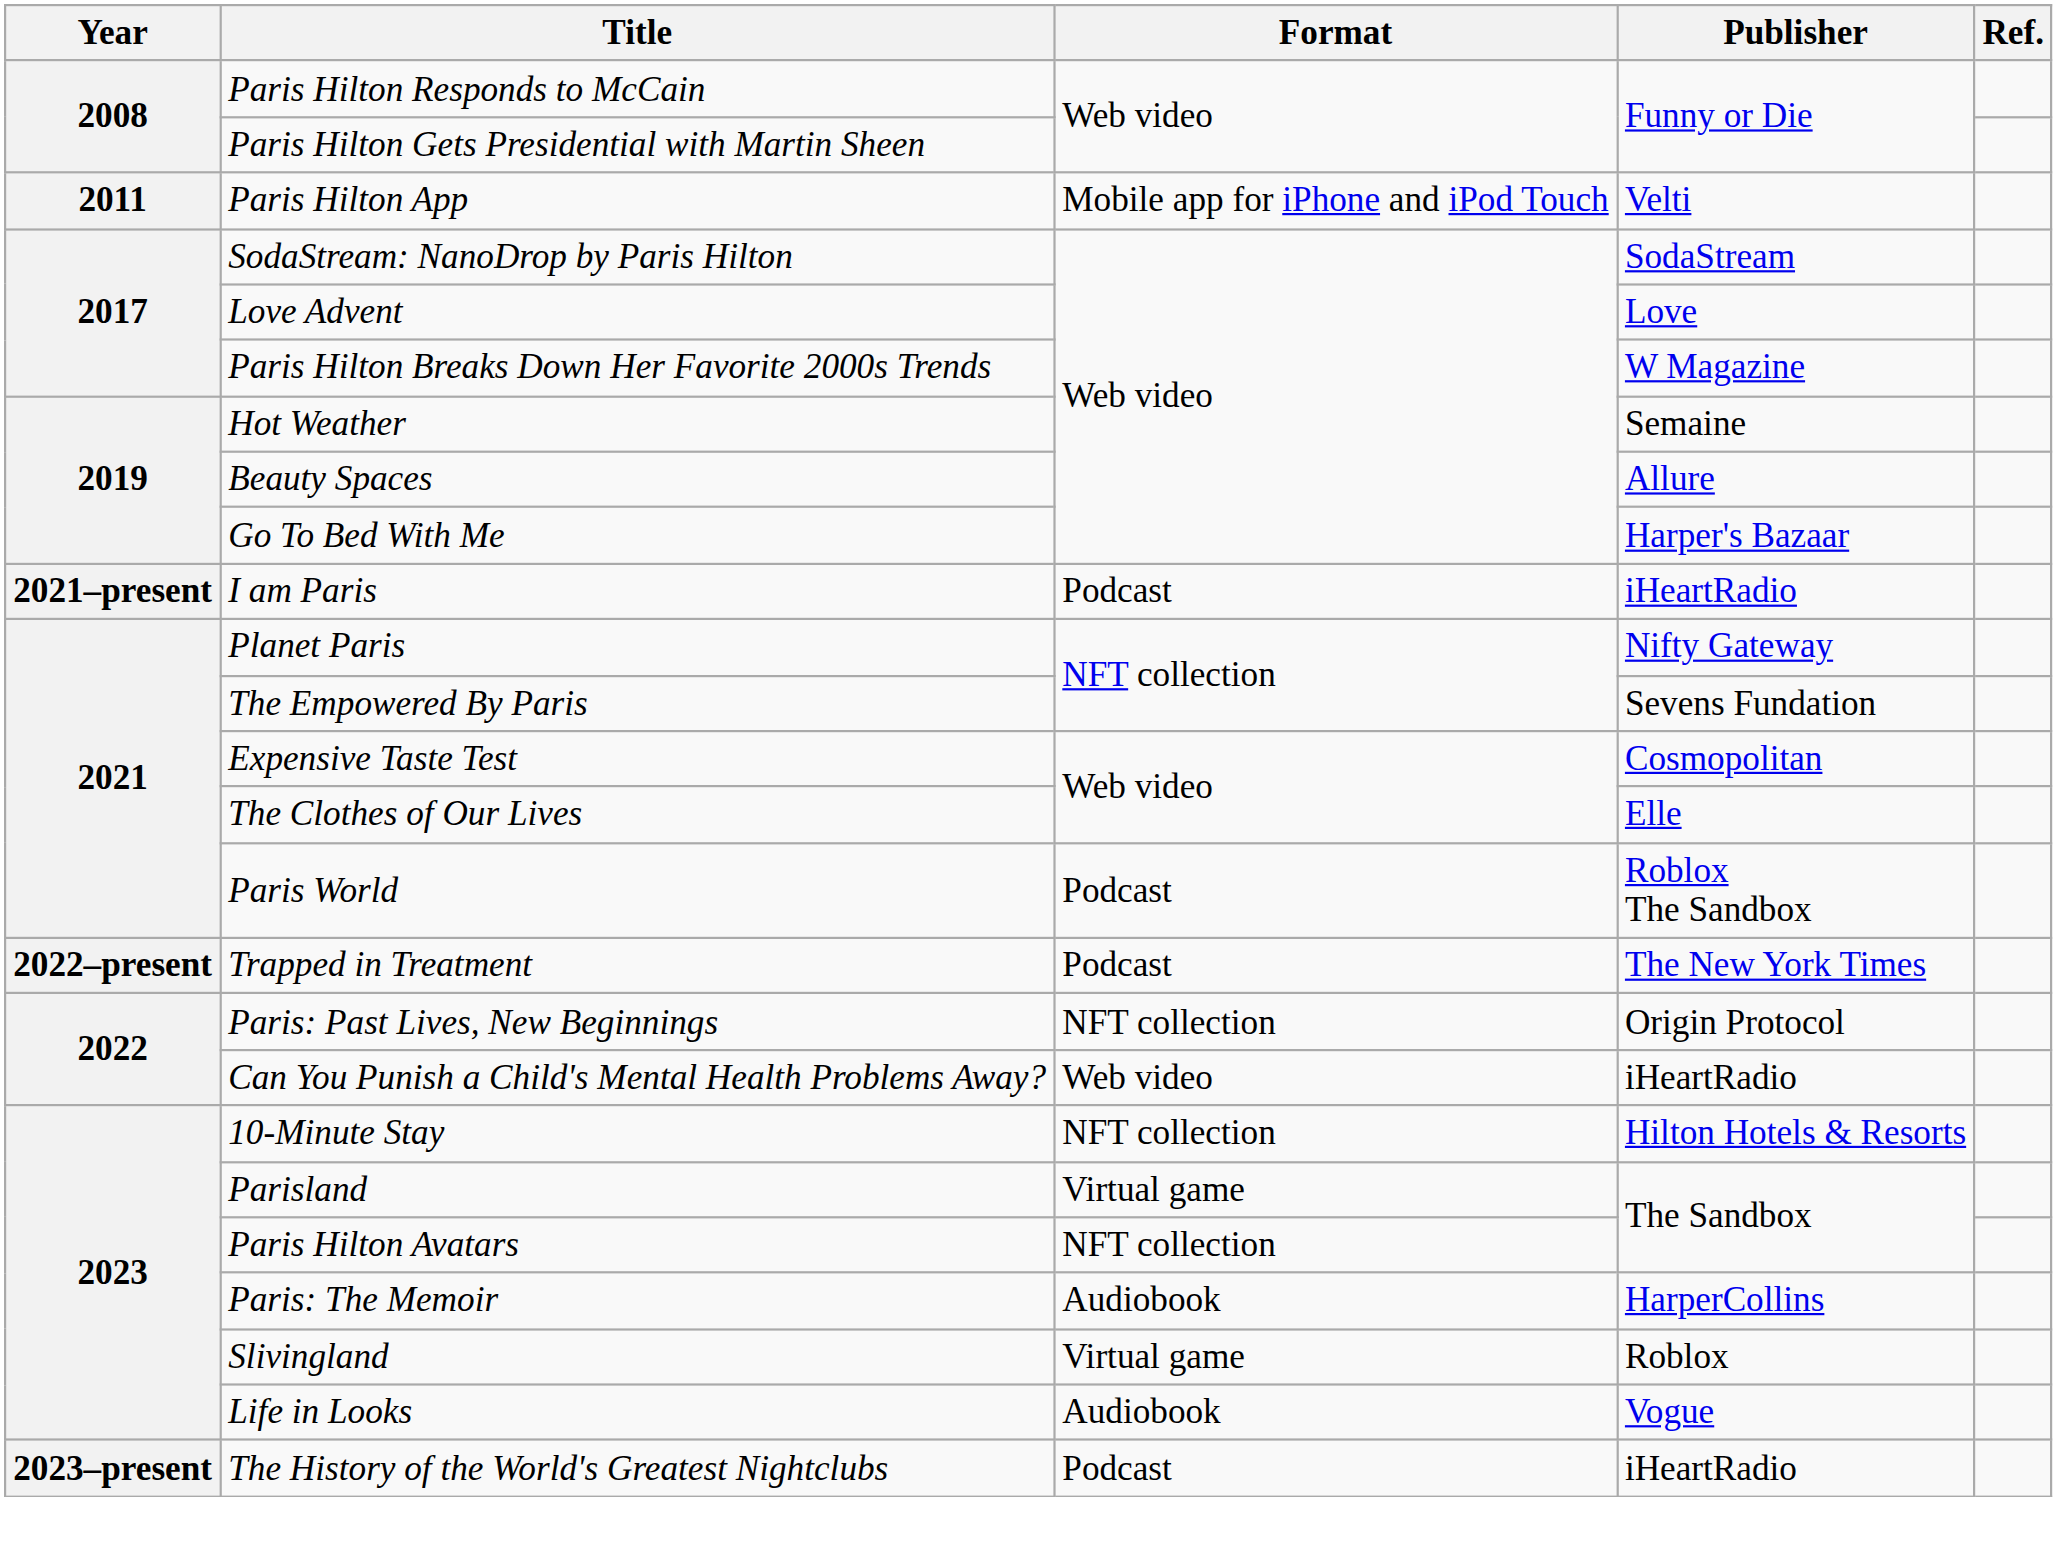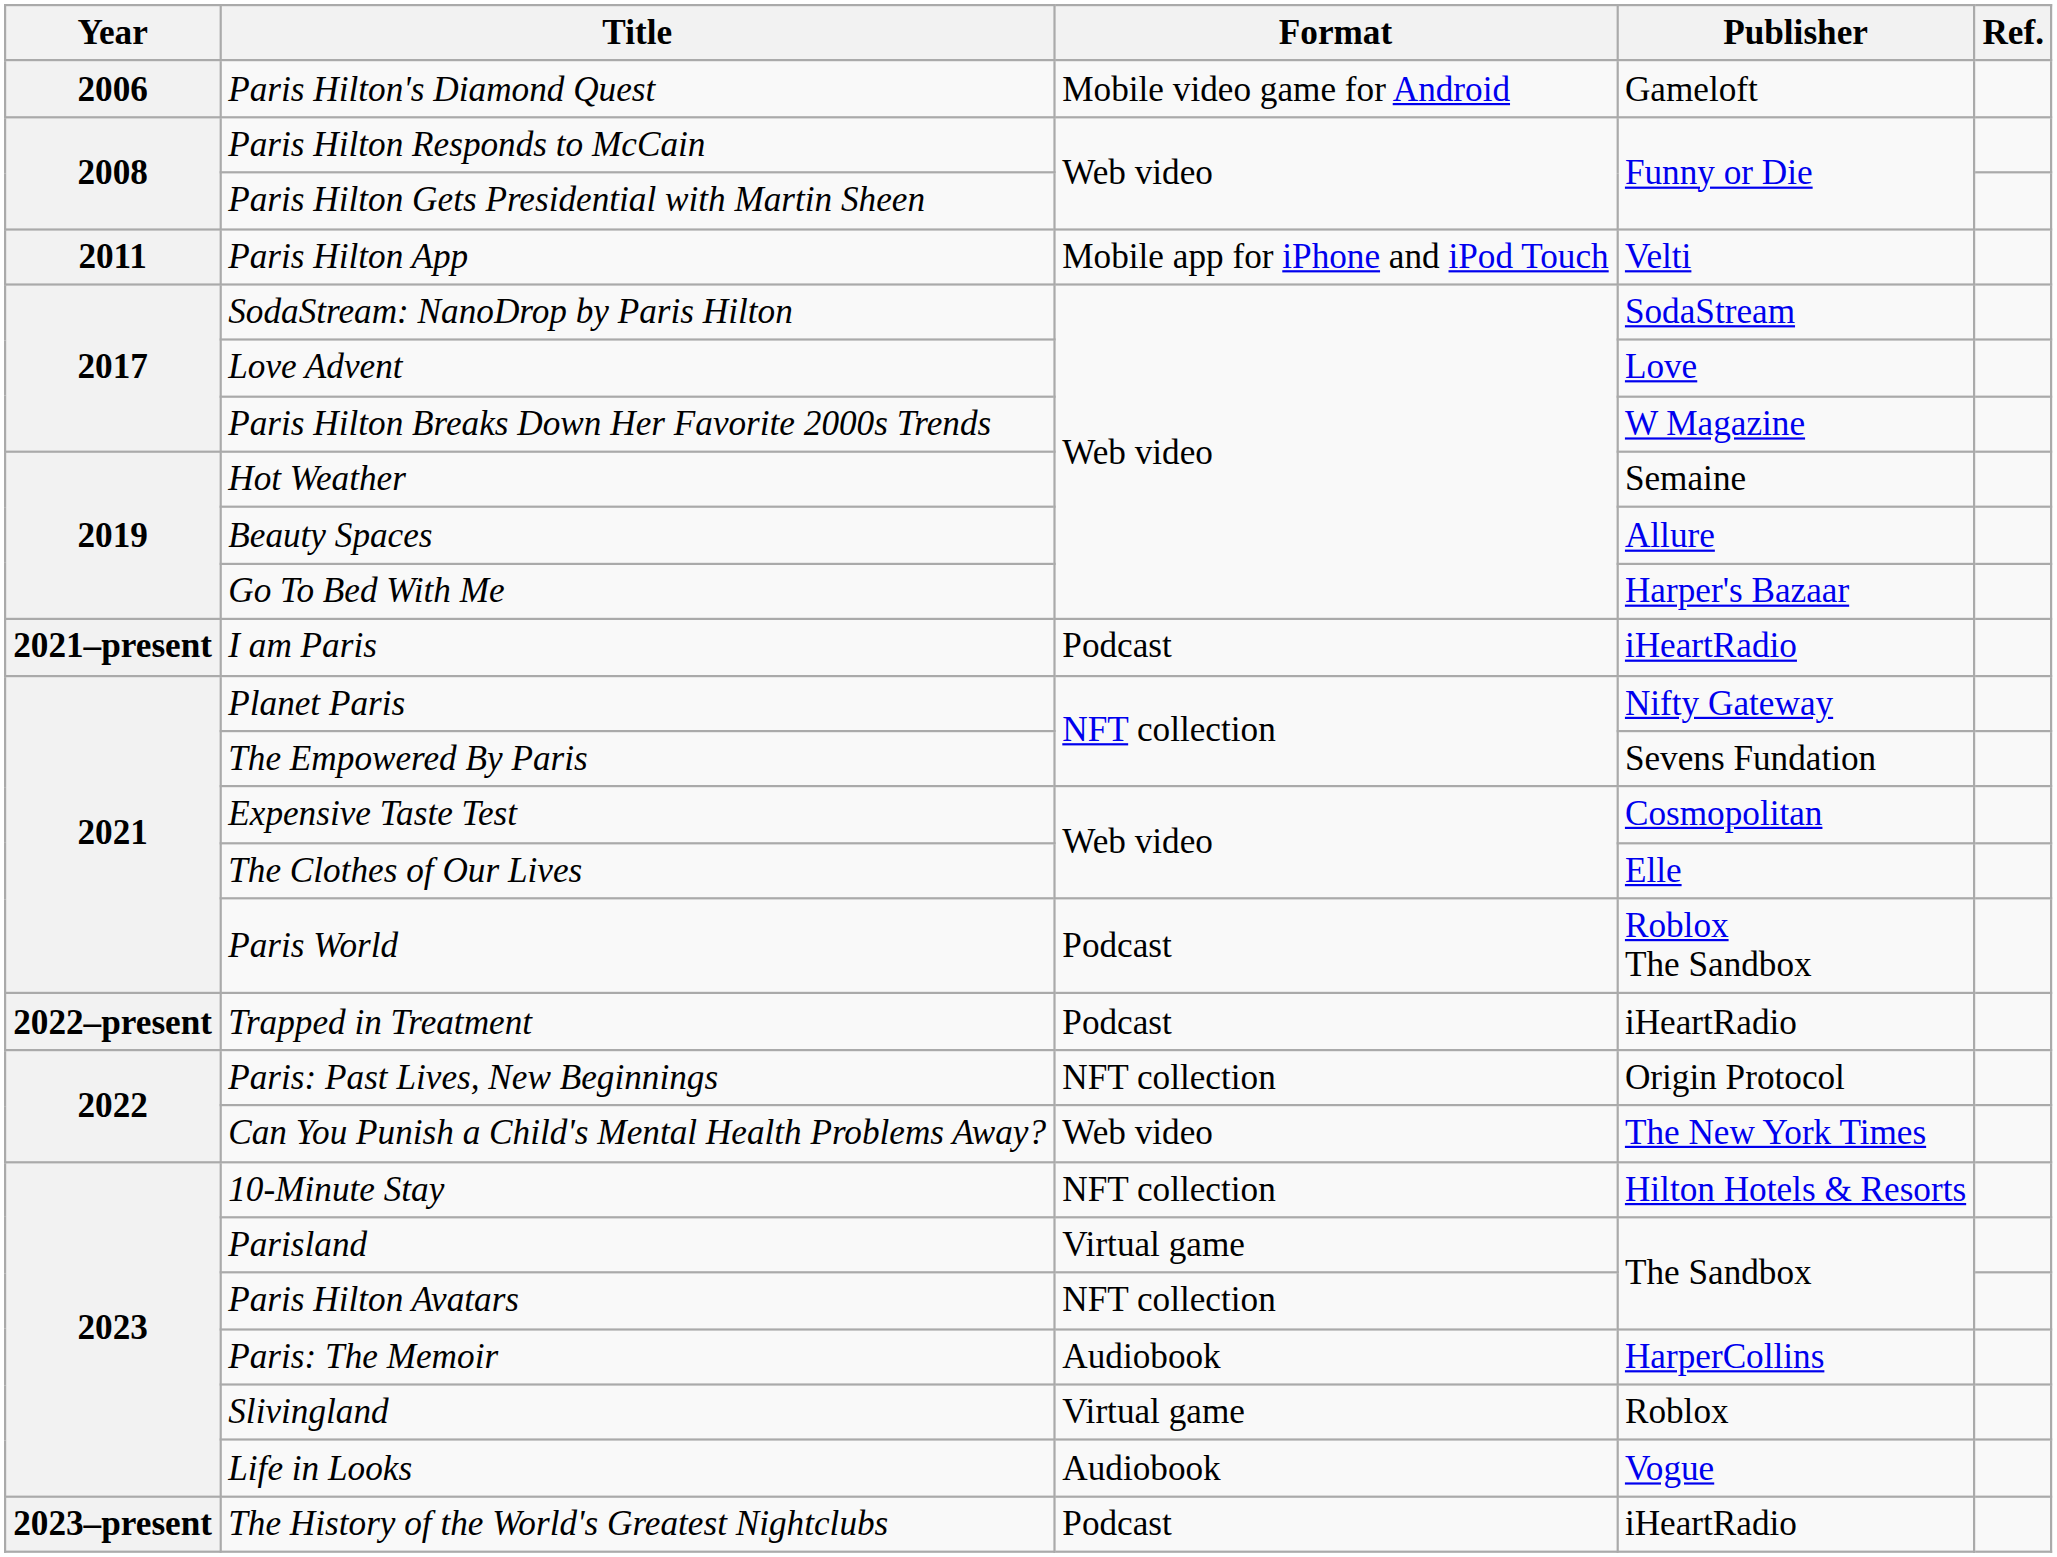+ row: (442, 88)
(1776, 965) The New York Times -> (1711, 1021) iHeartRadio
(1711, 1076) iHeartRadio -> (1776, 1132) The New York Times
